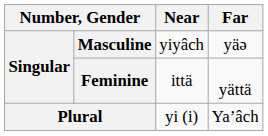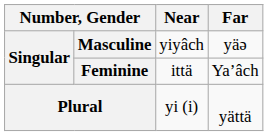(235, 90) yättä -> (235, 71) Ya’âch
(235, 116) Ya’âch -> (235, 116) yättä
